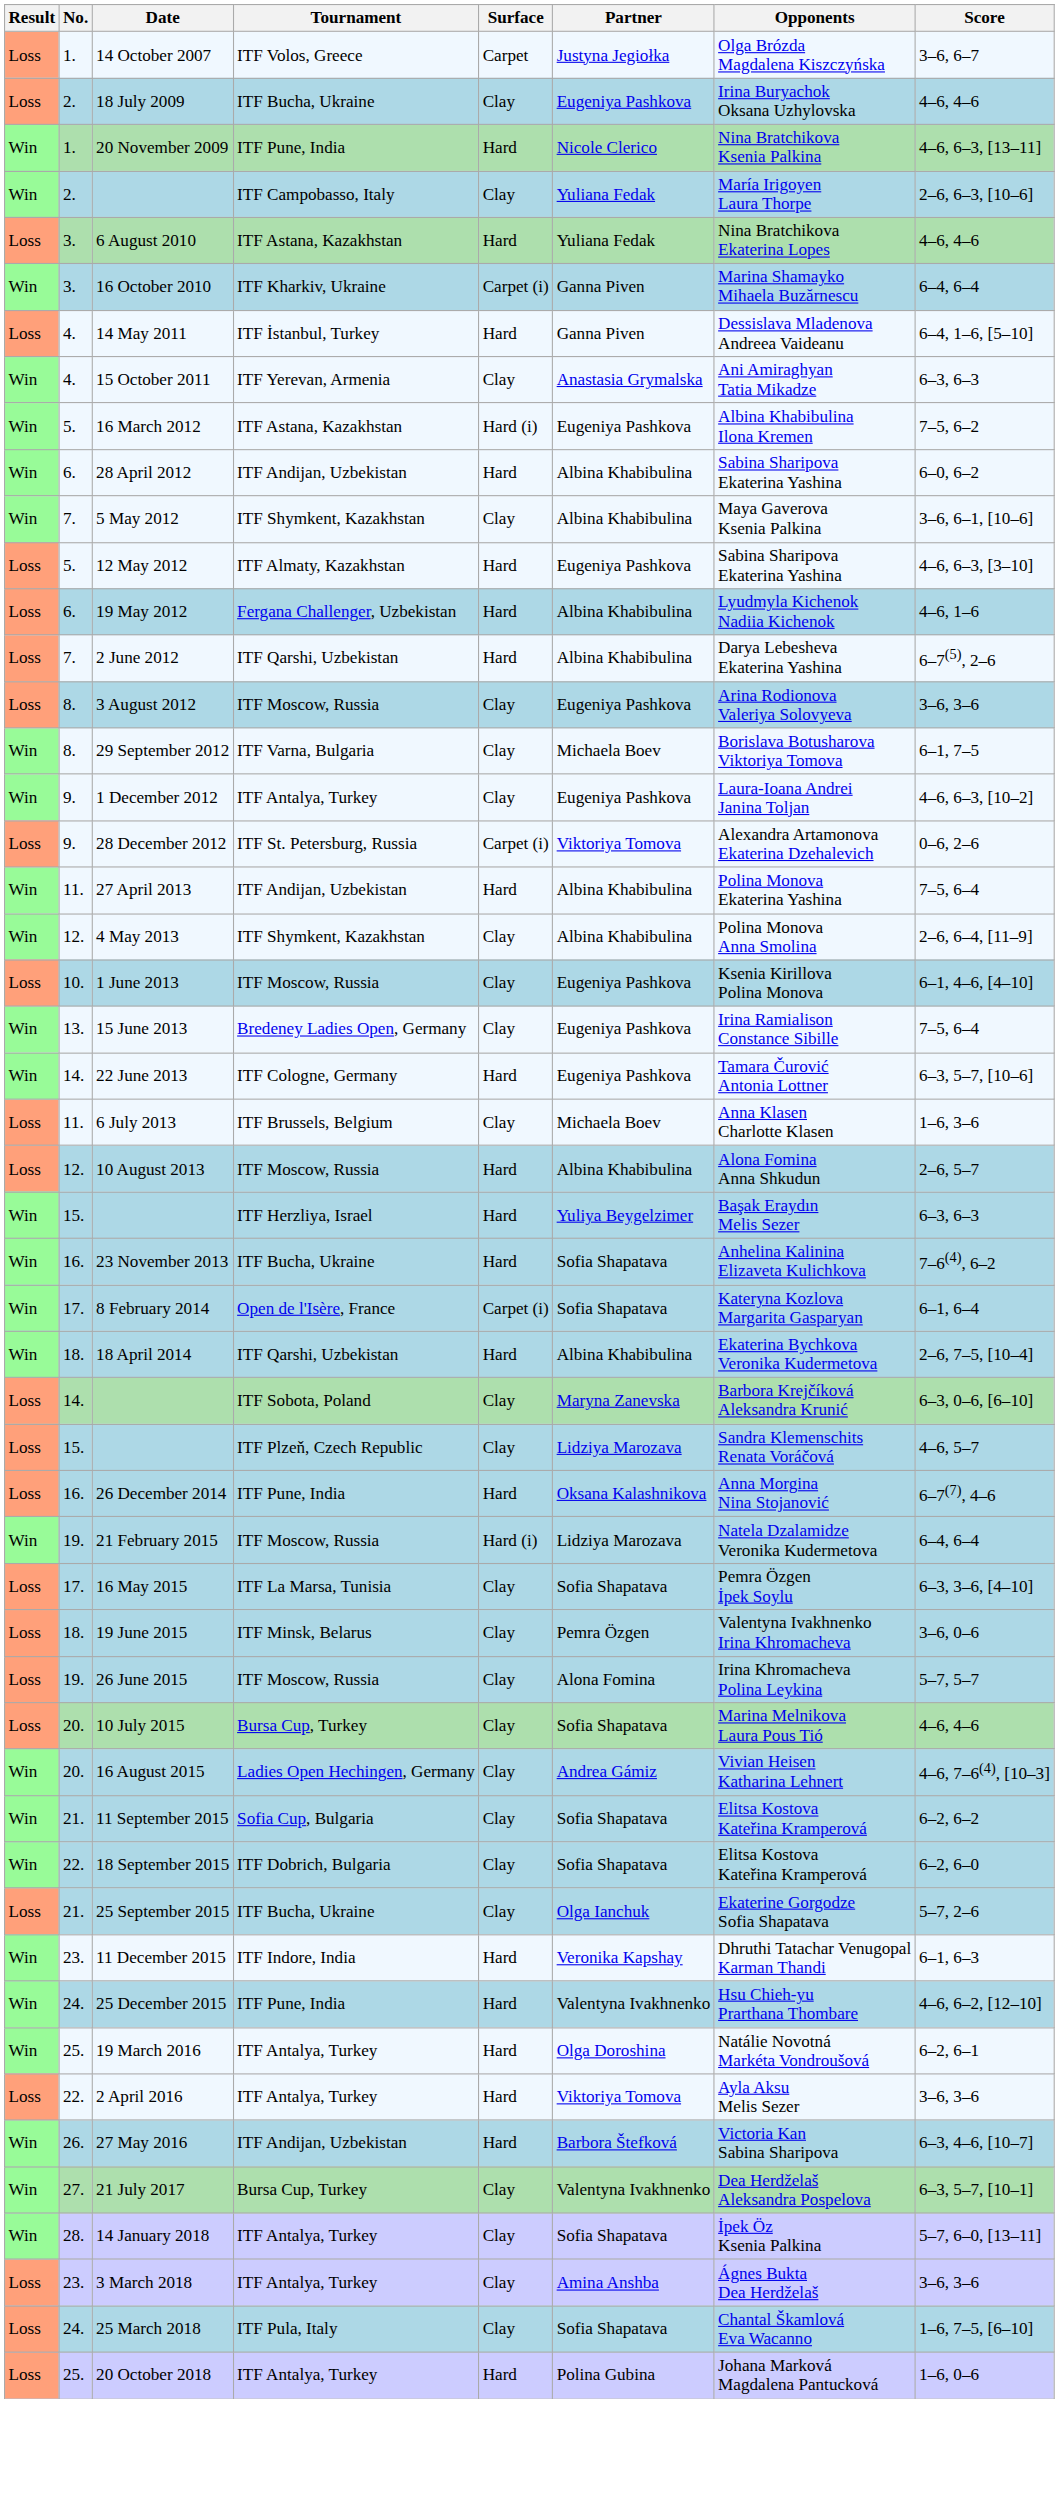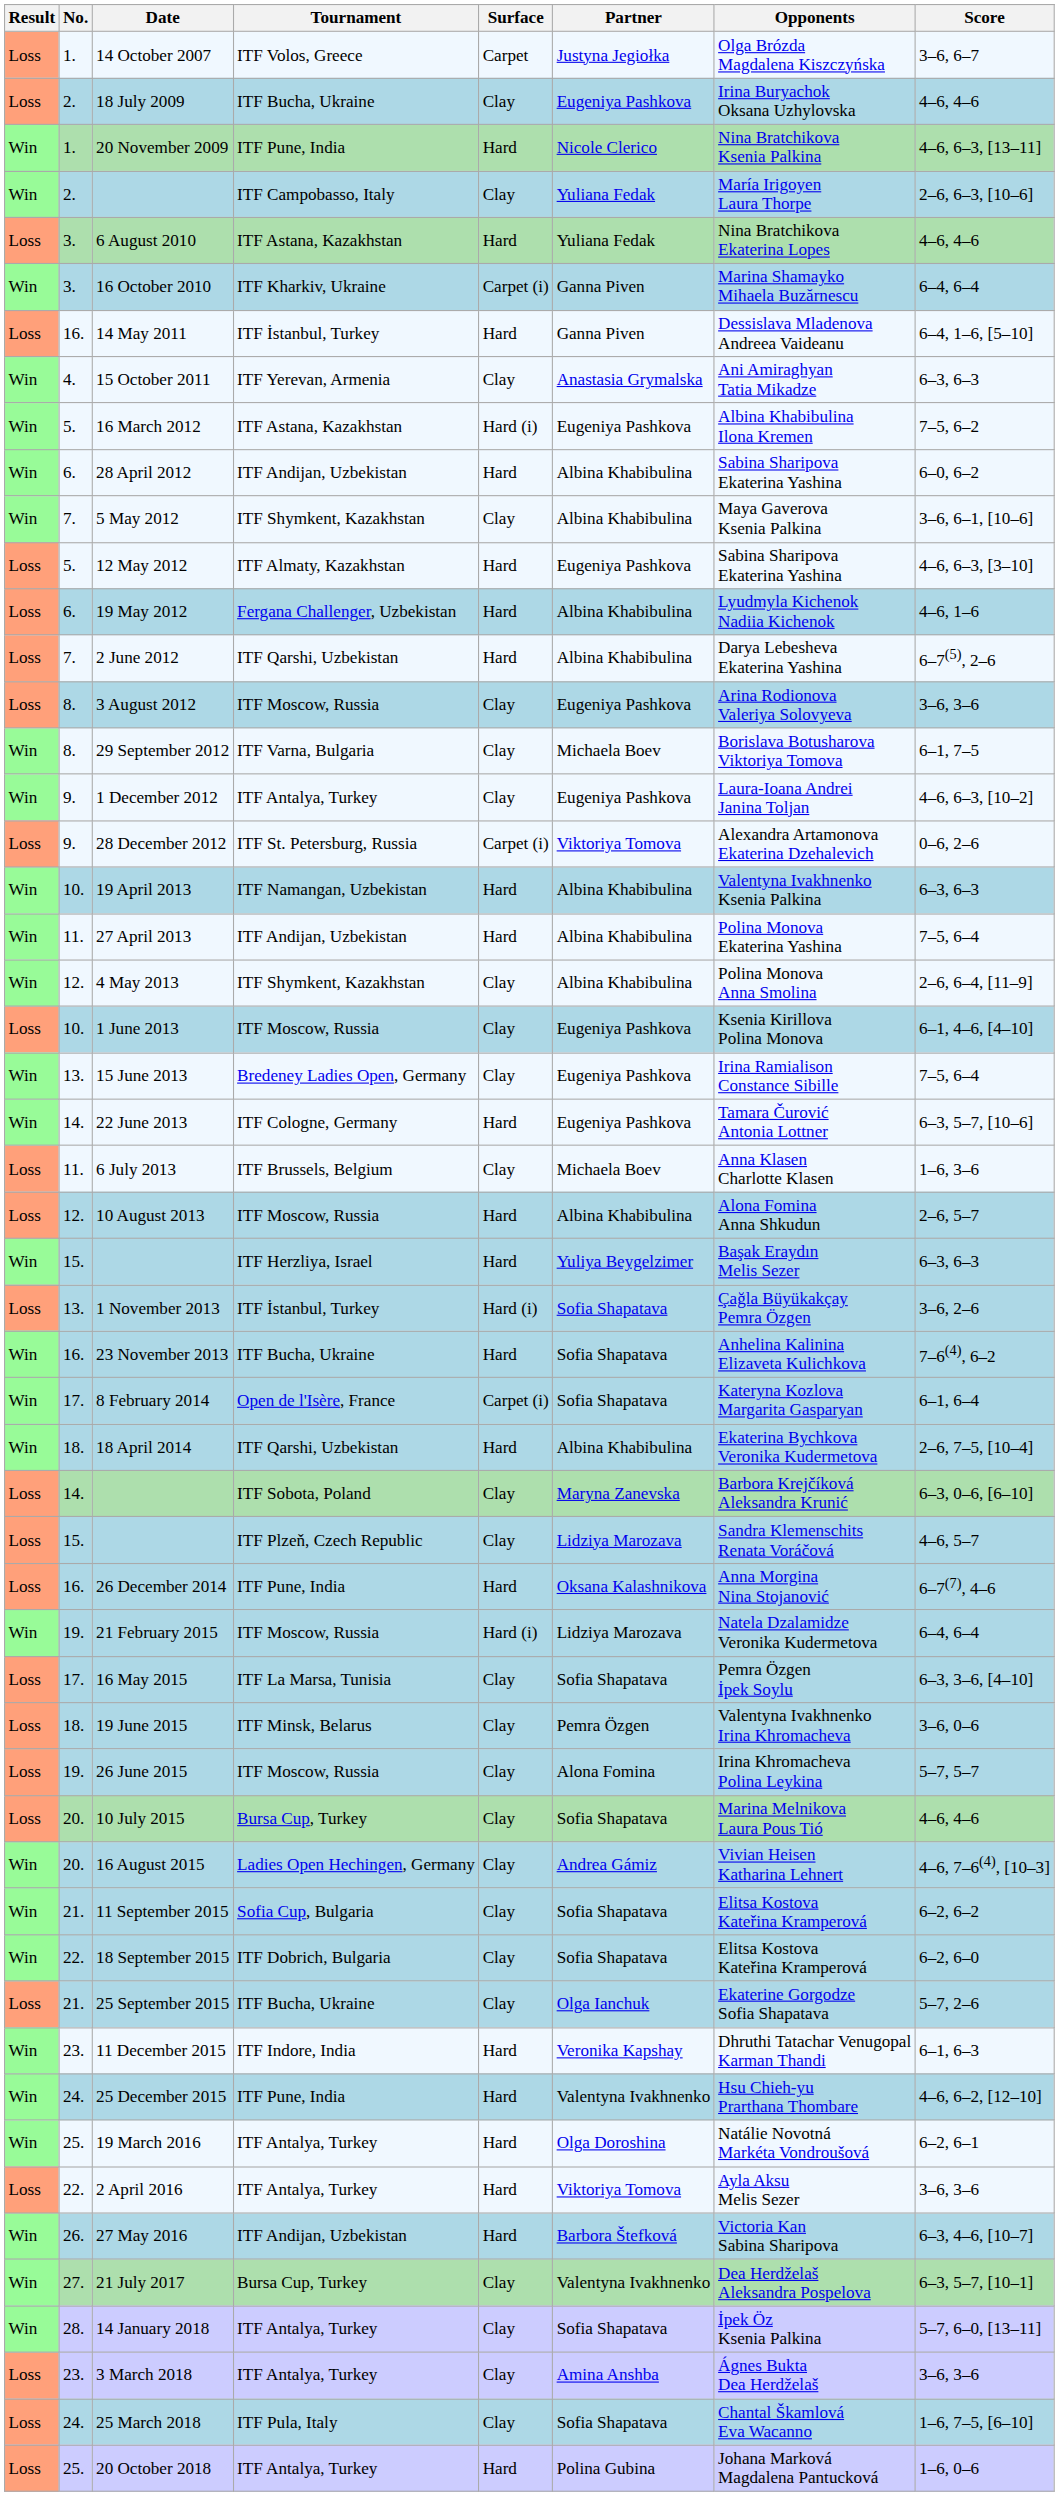(69, 333) 4. -> (74, 333) 16.
+ row: (144, 890)
+ row: (158, 1307)
